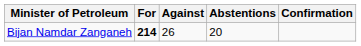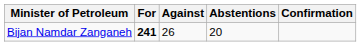(147, 31) 214 -> (147, 31) 241
